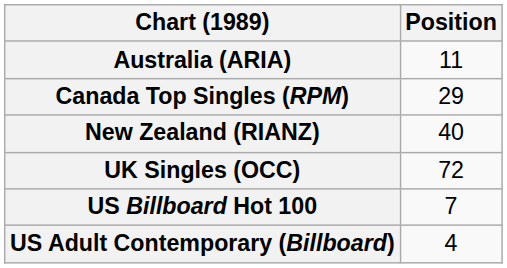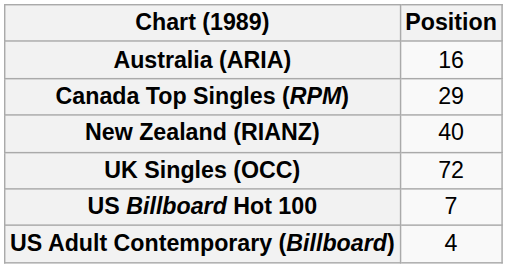(451, 59) 11 -> (451, 59) 16
